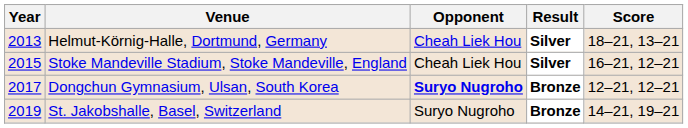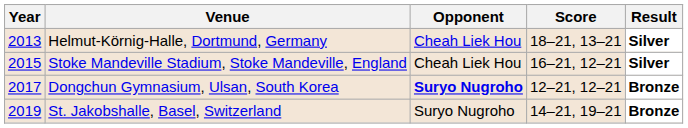columns swapped: (633, 17) <-> (555, 17)
